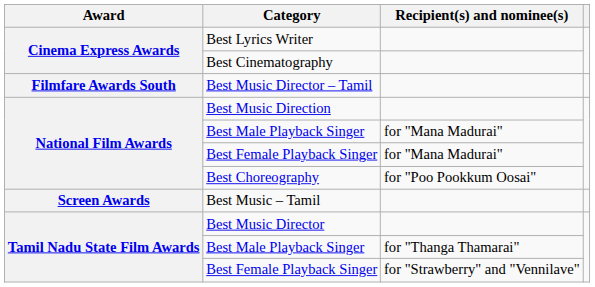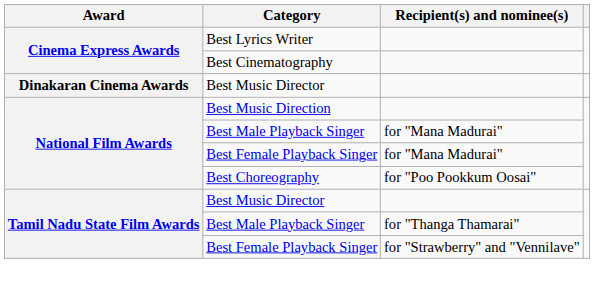+ row: (104, 85)
- row: (104, 85)
- row: (104, 200)
